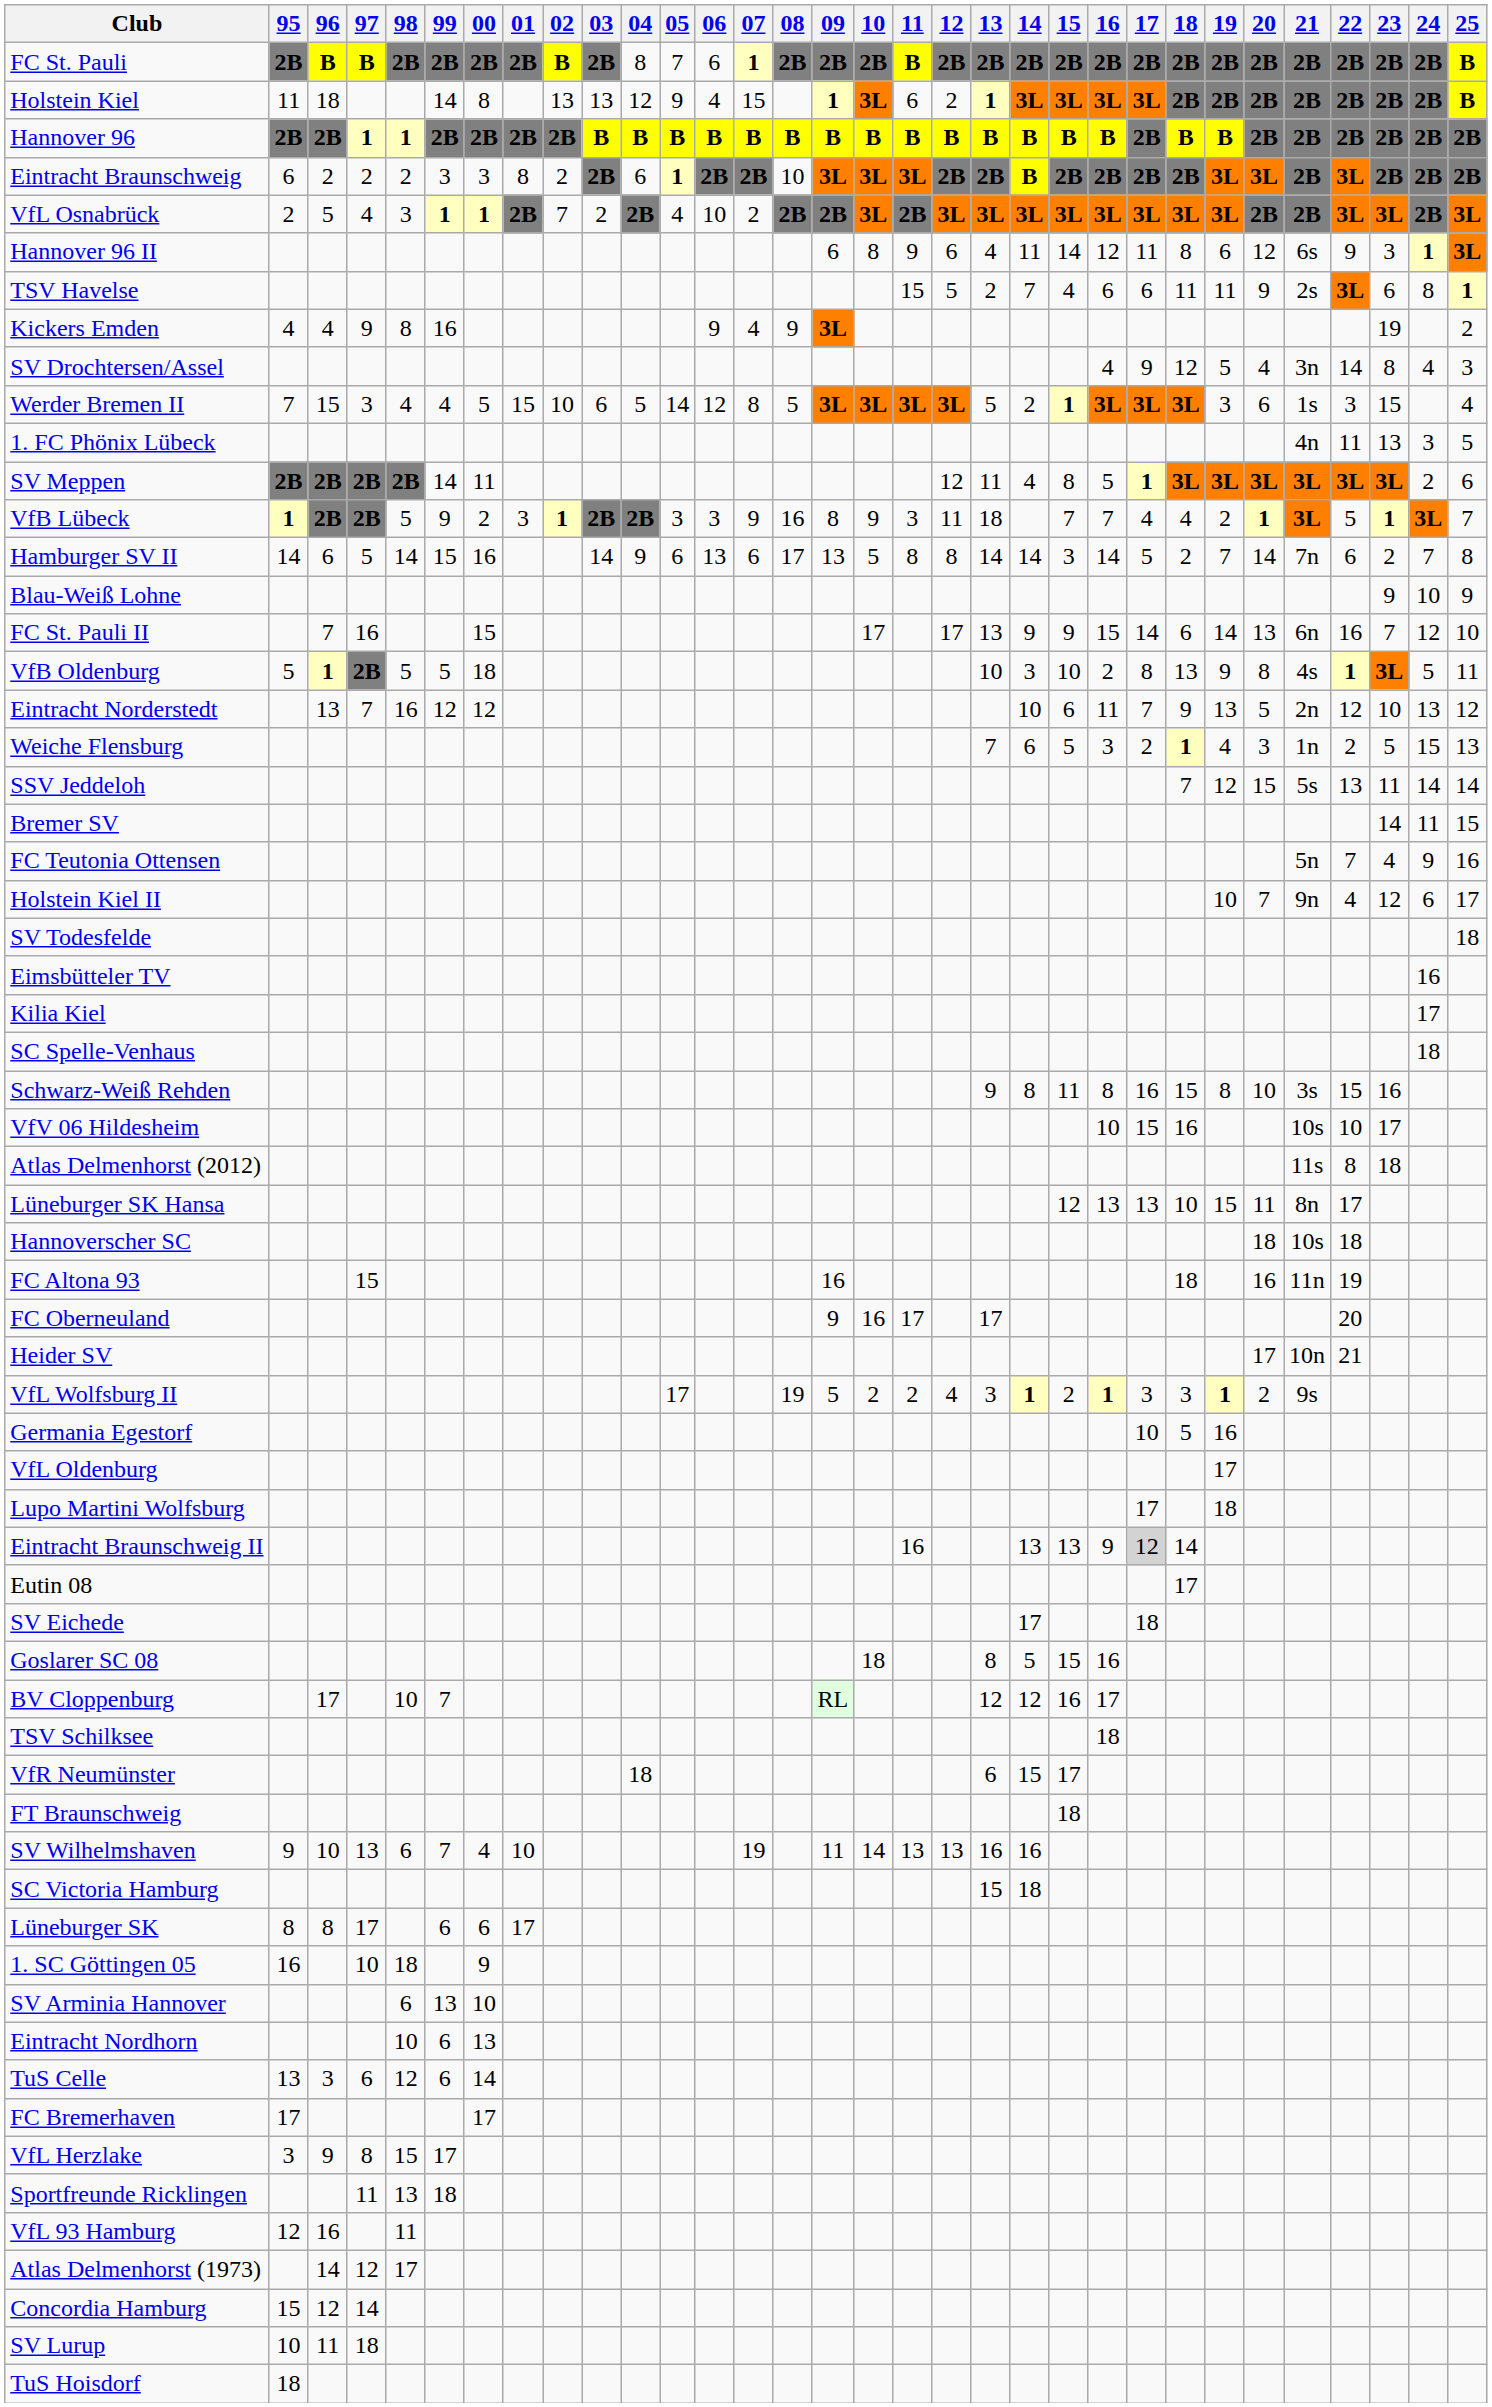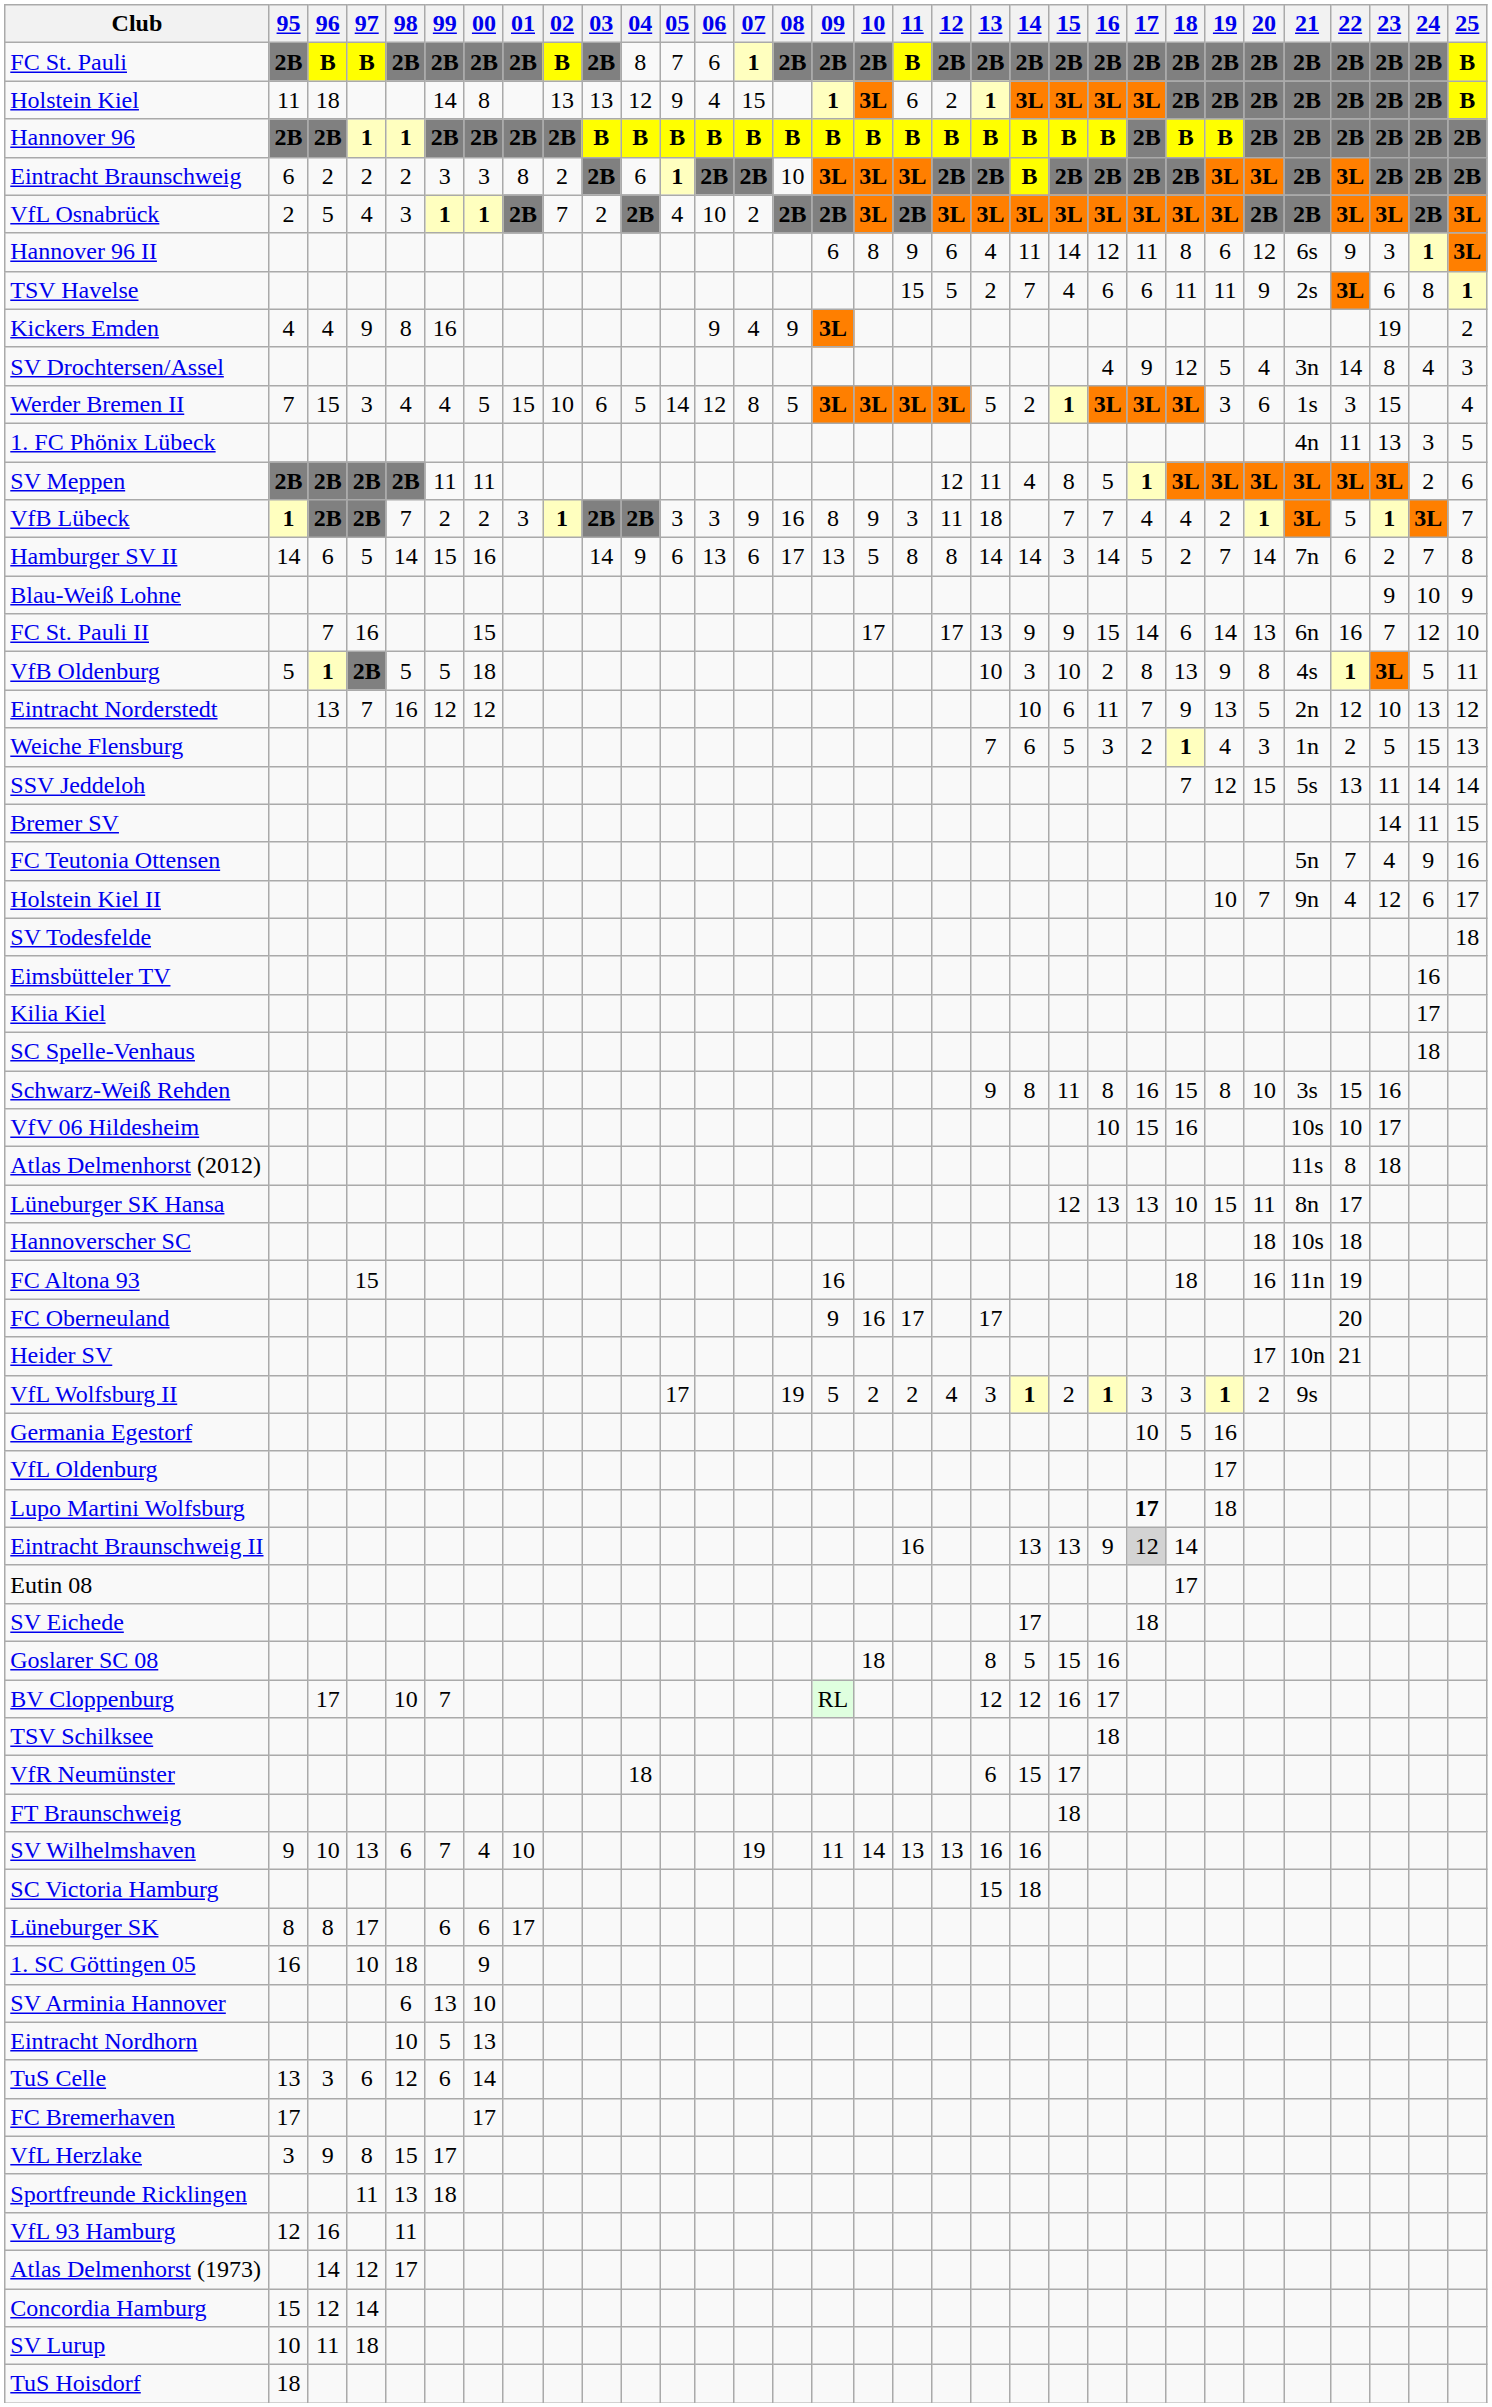(445, 480) 14 -> (445, 480) 11
(406, 518) 5 -> (406, 518) 7
(445, 518) 9 -> (445, 518) 2
(1147, 1507) normal -> (1147, 1507) bold
(445, 2040) 6 -> (445, 2040) 5
